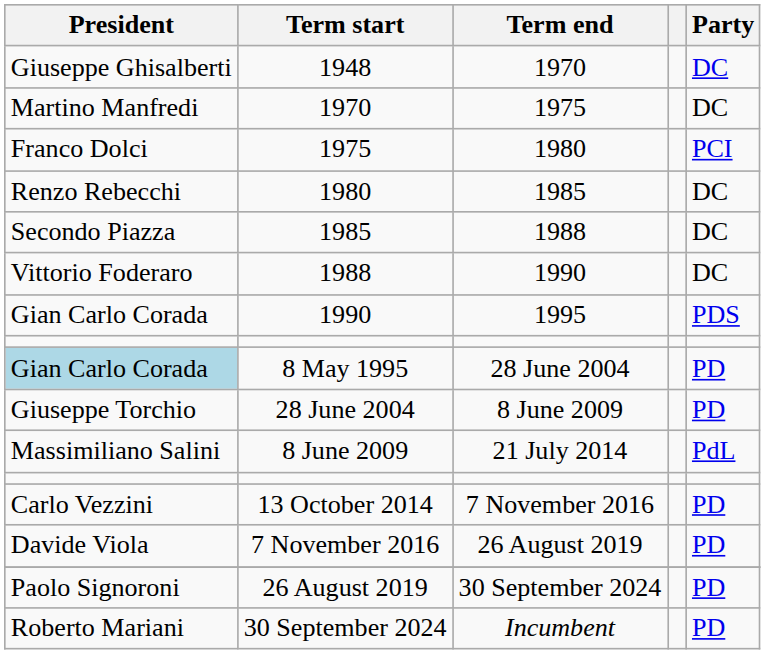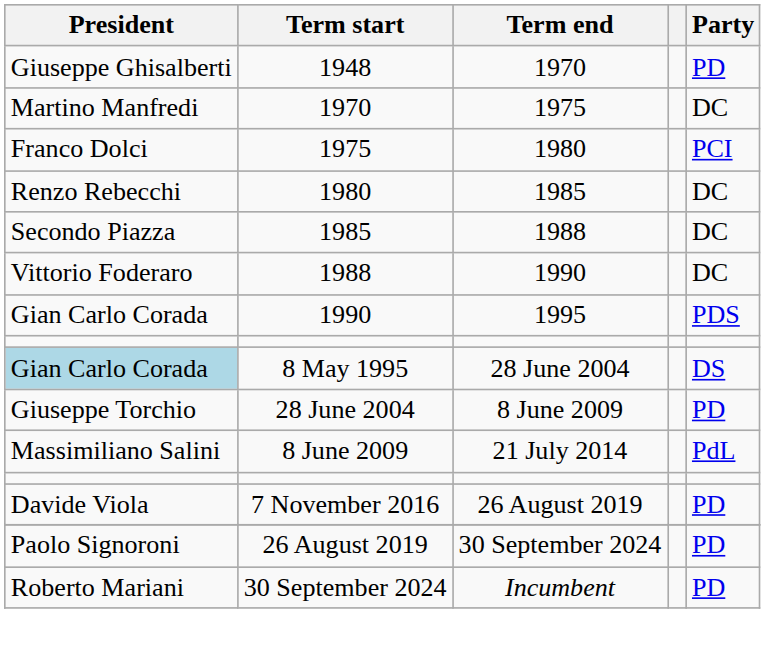(710, 66) DC -> (709, 66) PD
(709, 368) PD -> (709, 368) DS
- row: (345, 504)
